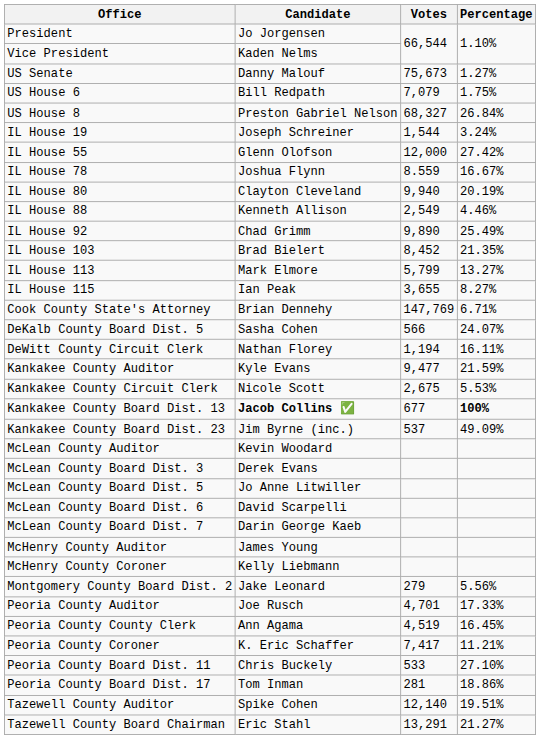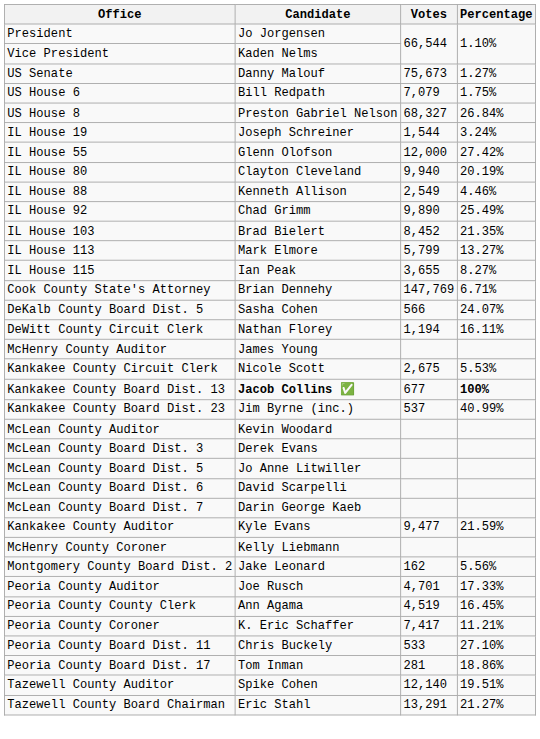- row: (47, 172)
rows swapped: (91, 369) <-> (87, 547)
(482, 429) 49.09% -> (482, 409) 40.99%
(414, 587) 279 -> (414, 567) 162
